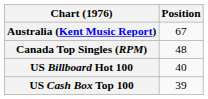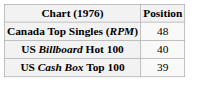- row: (82, 31)
